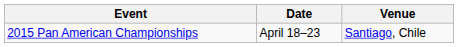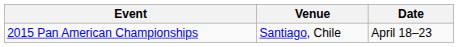columns swapped: (299, 14) <-> (398, 14)
